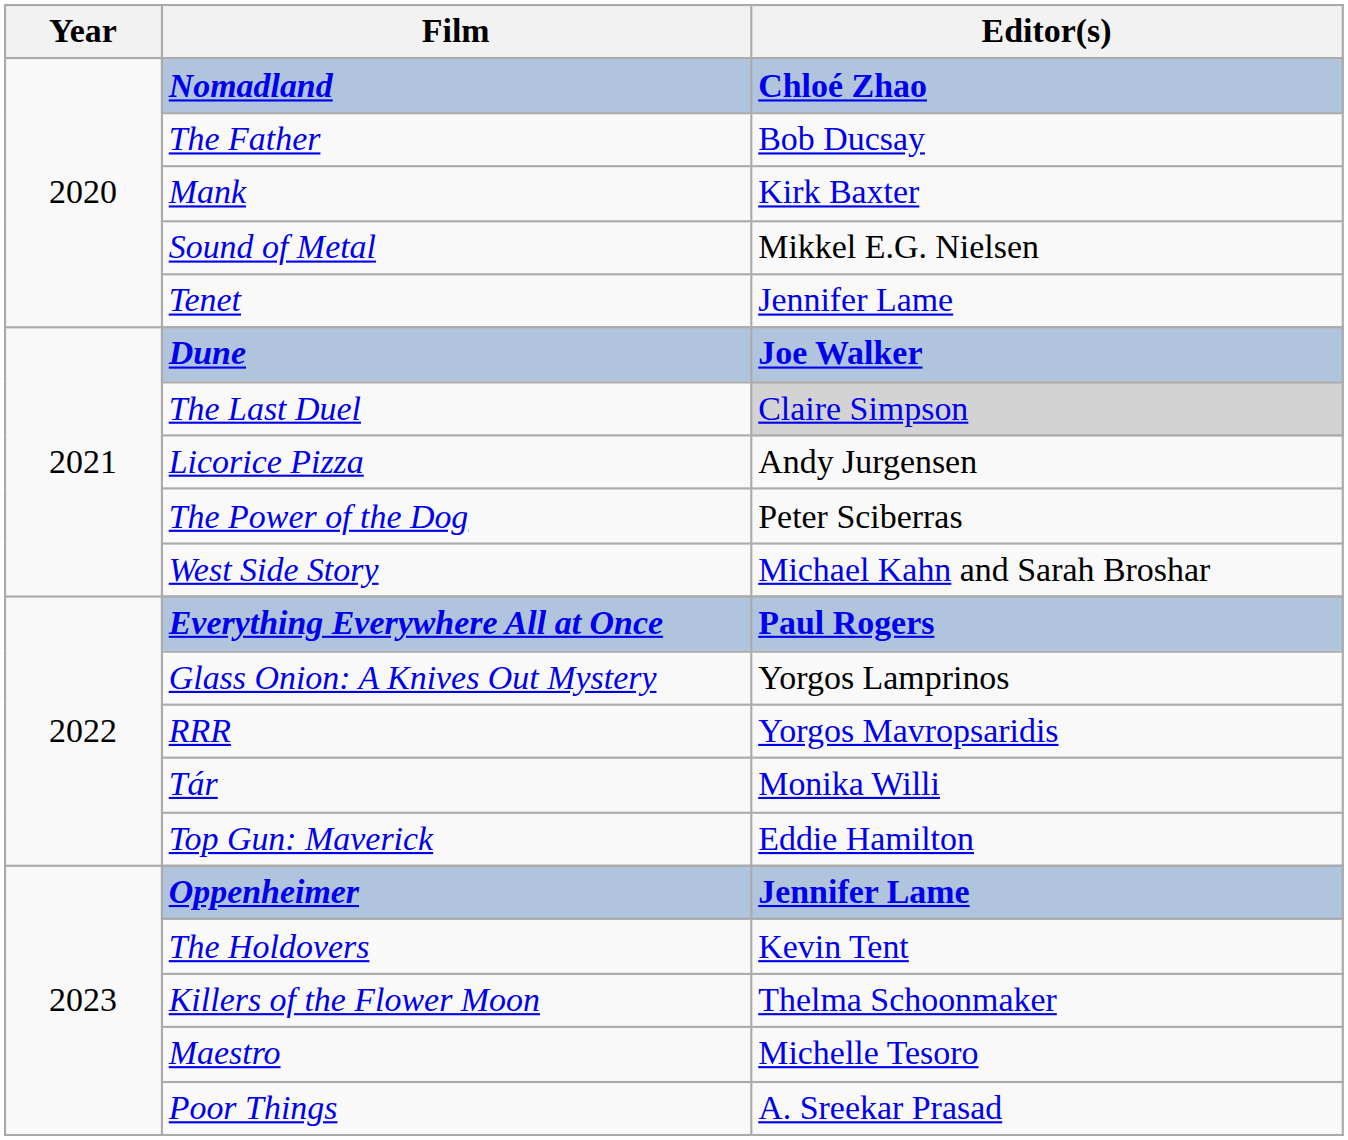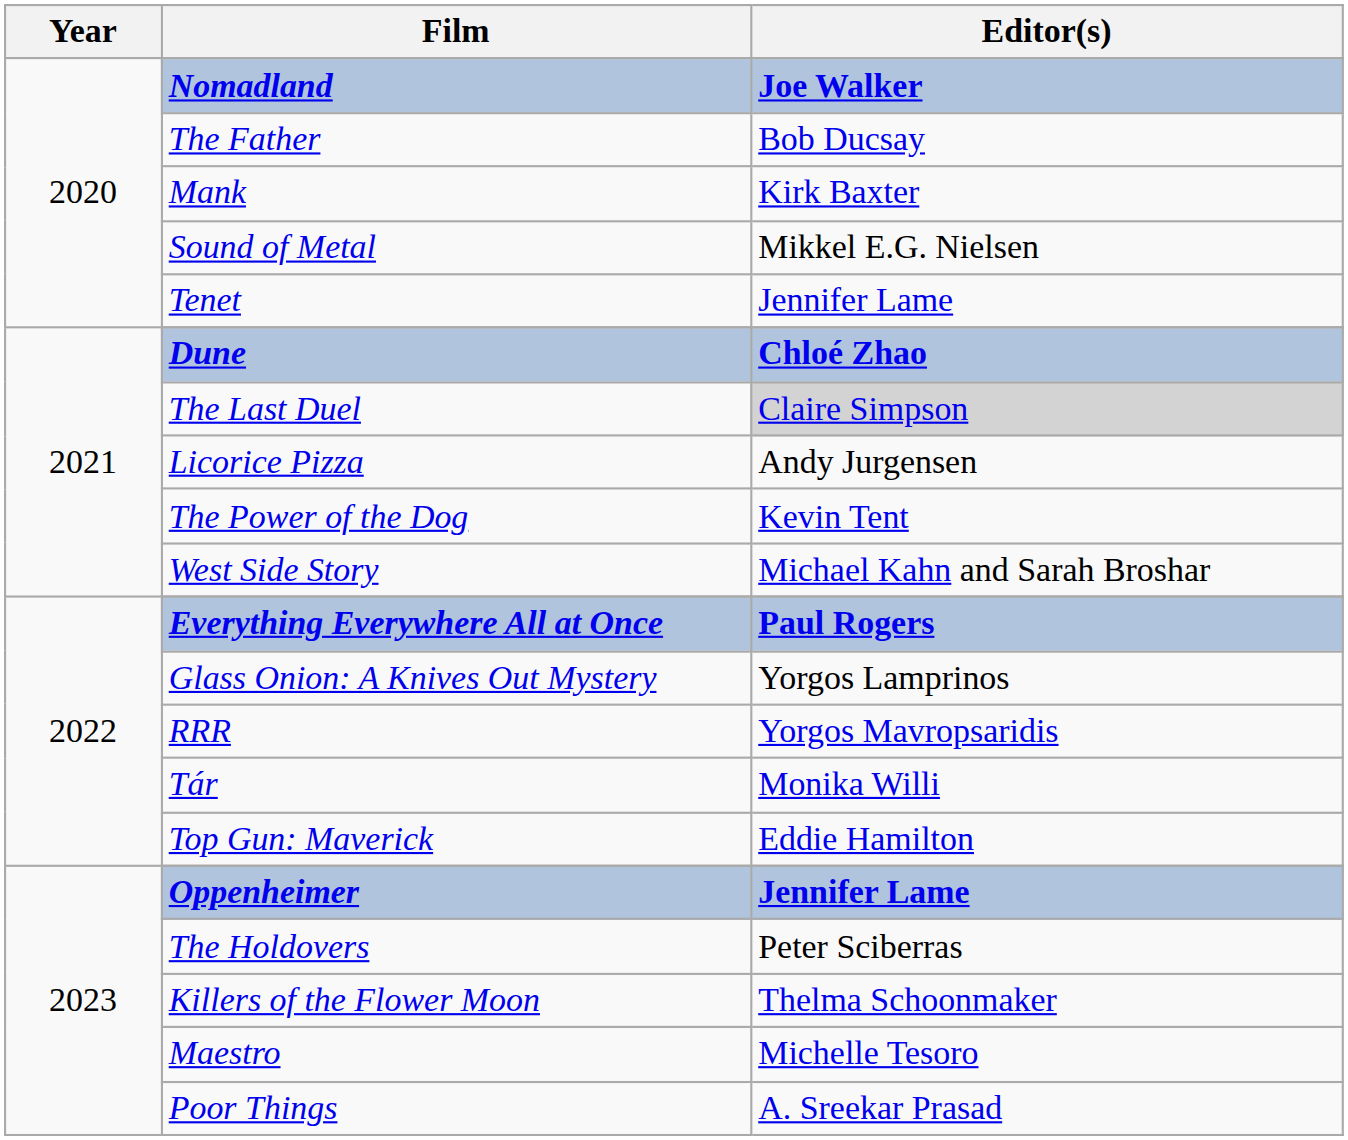(843, 85) Chloé Zhao -> (840, 85) Joe Walker
(840, 354) Joe Walker -> (843, 354) Chloé Zhao
(860, 515) Peter Sciberras -> (833, 515) Kevin Tent
(833, 945) Kevin Tent -> (860, 945) Peter Sciberras
